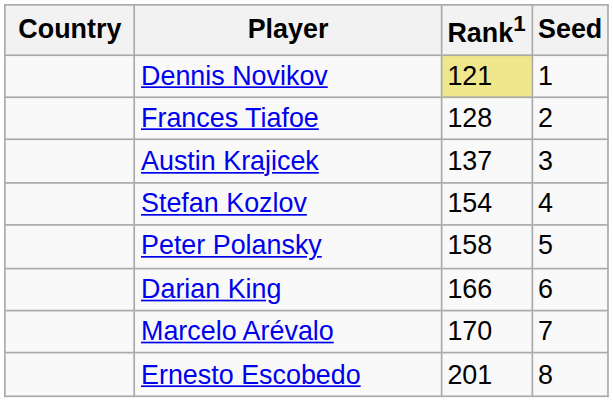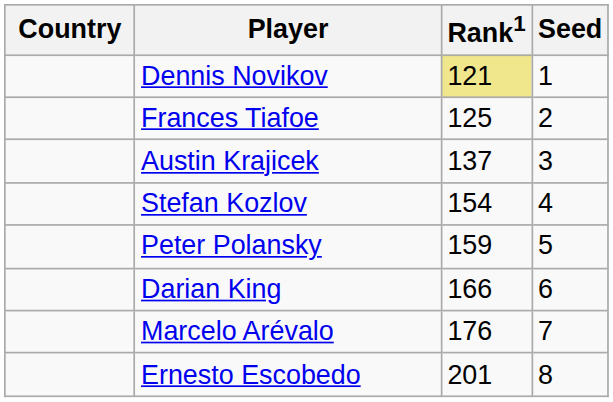(470, 118) 128 -> (470, 118) 125
(470, 246) 158 -> (470, 246) 159
(470, 331) 170 -> (470, 331) 176
